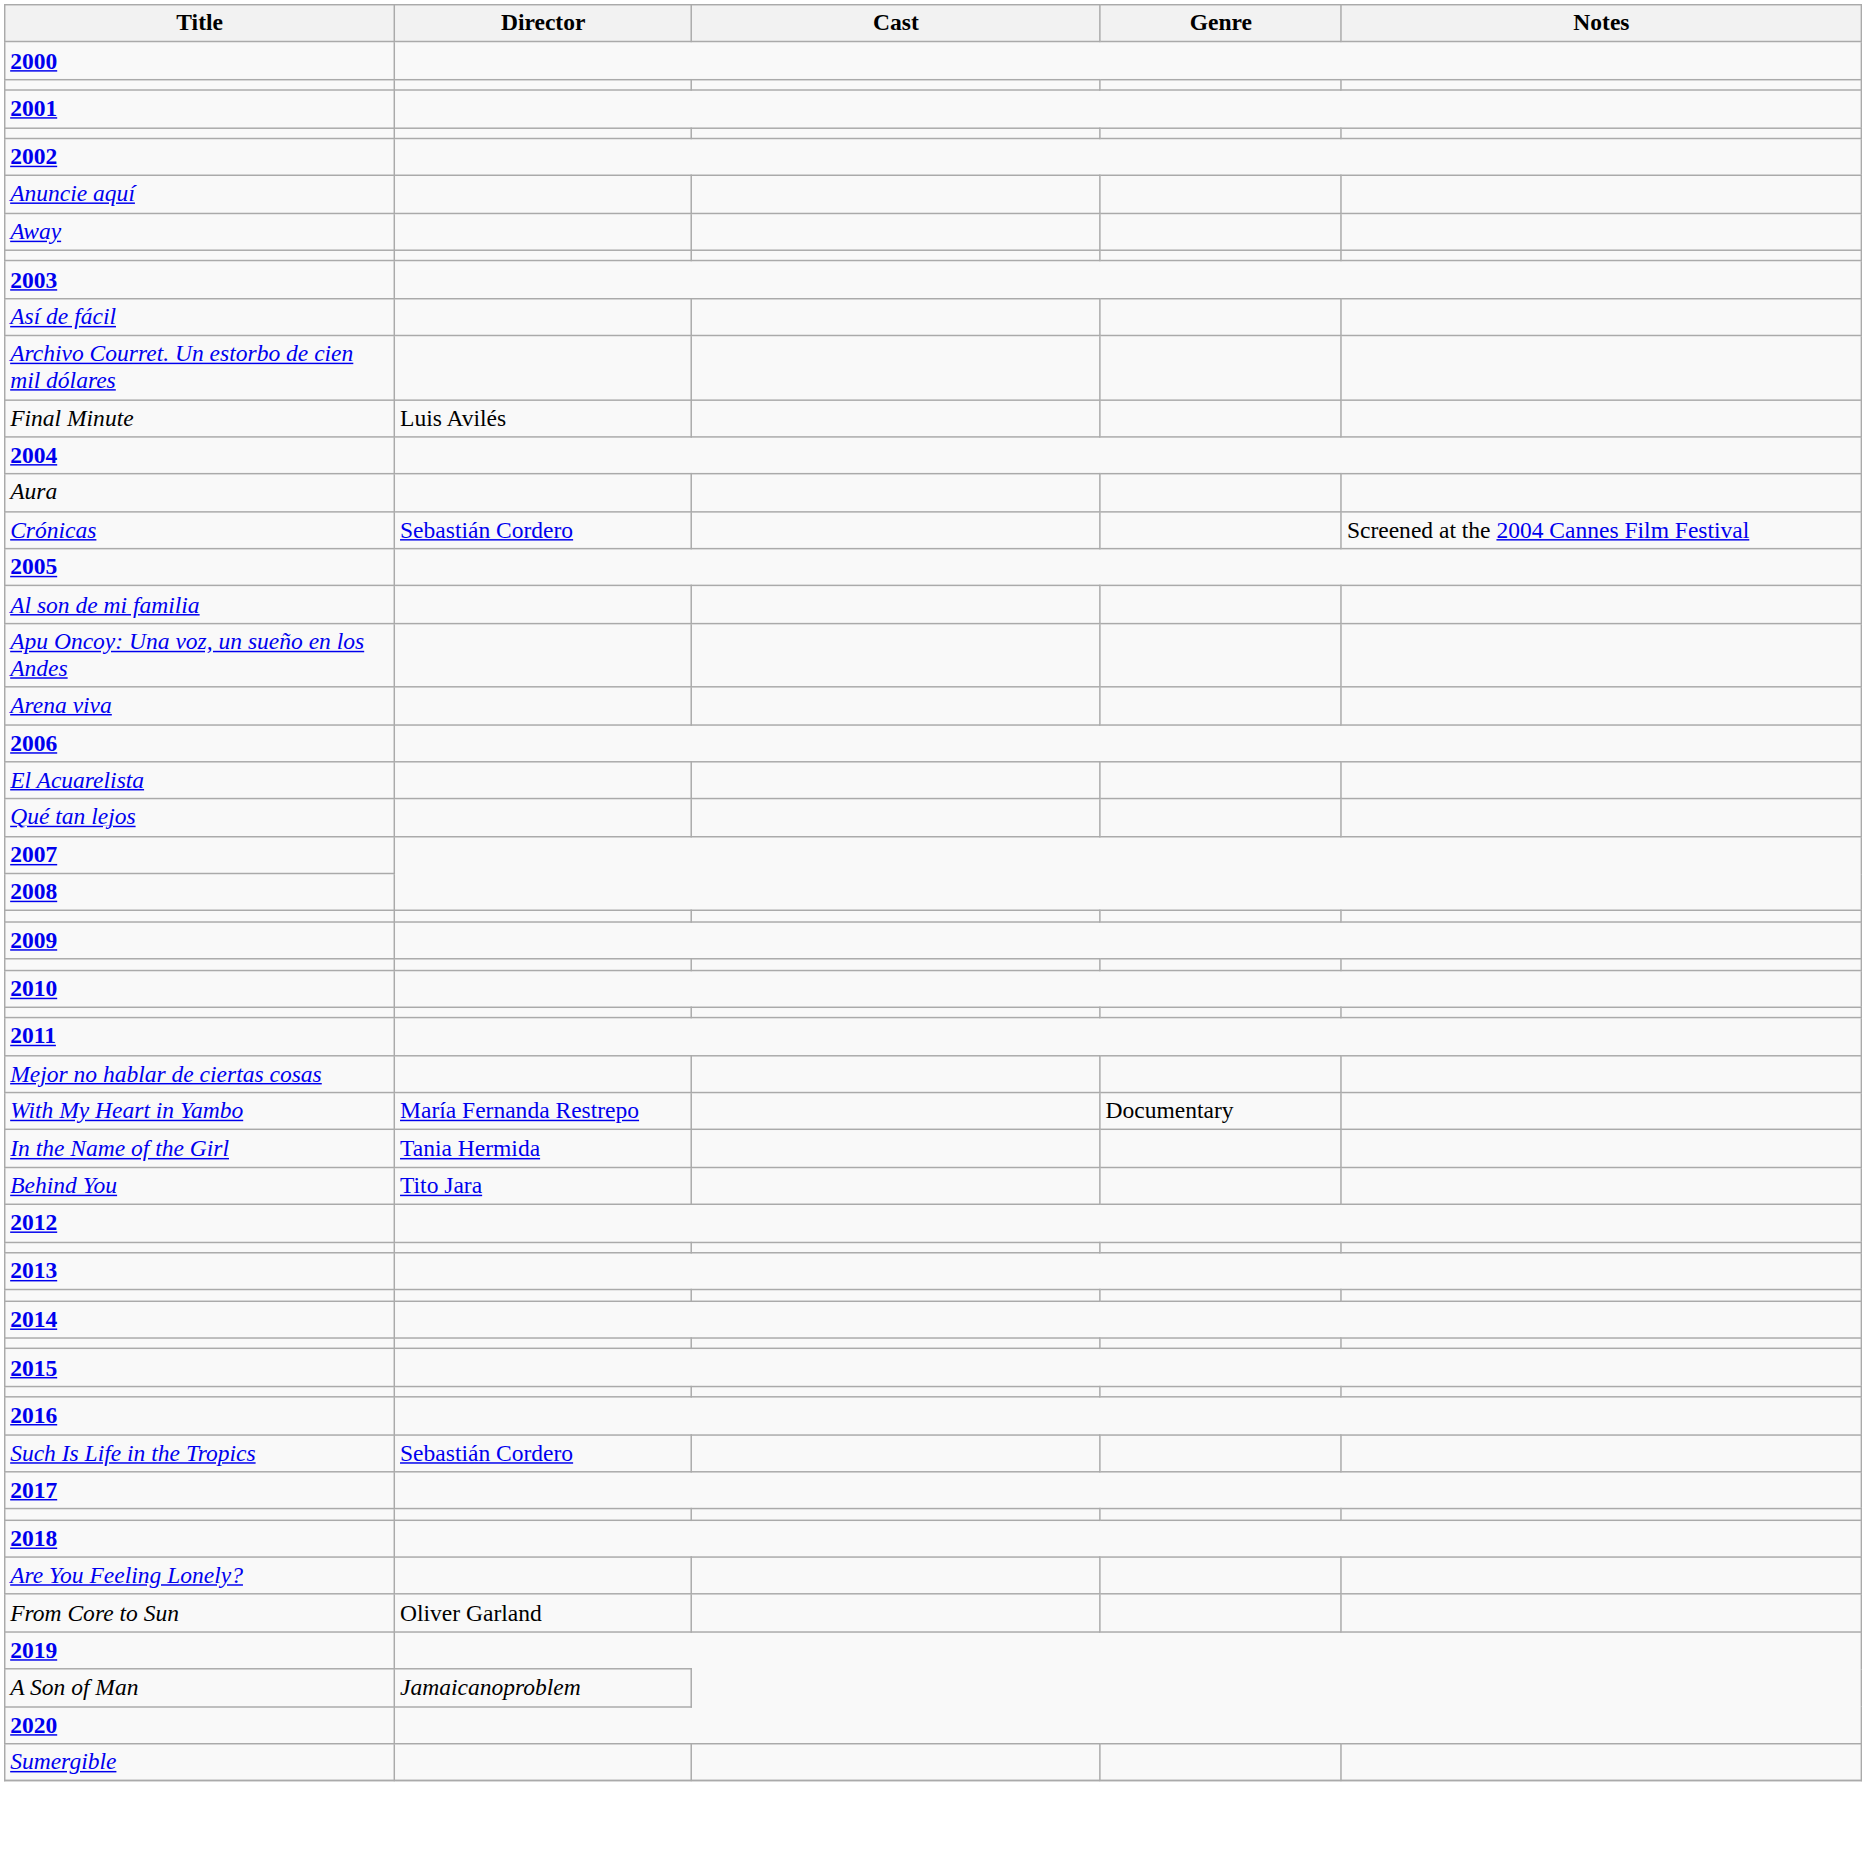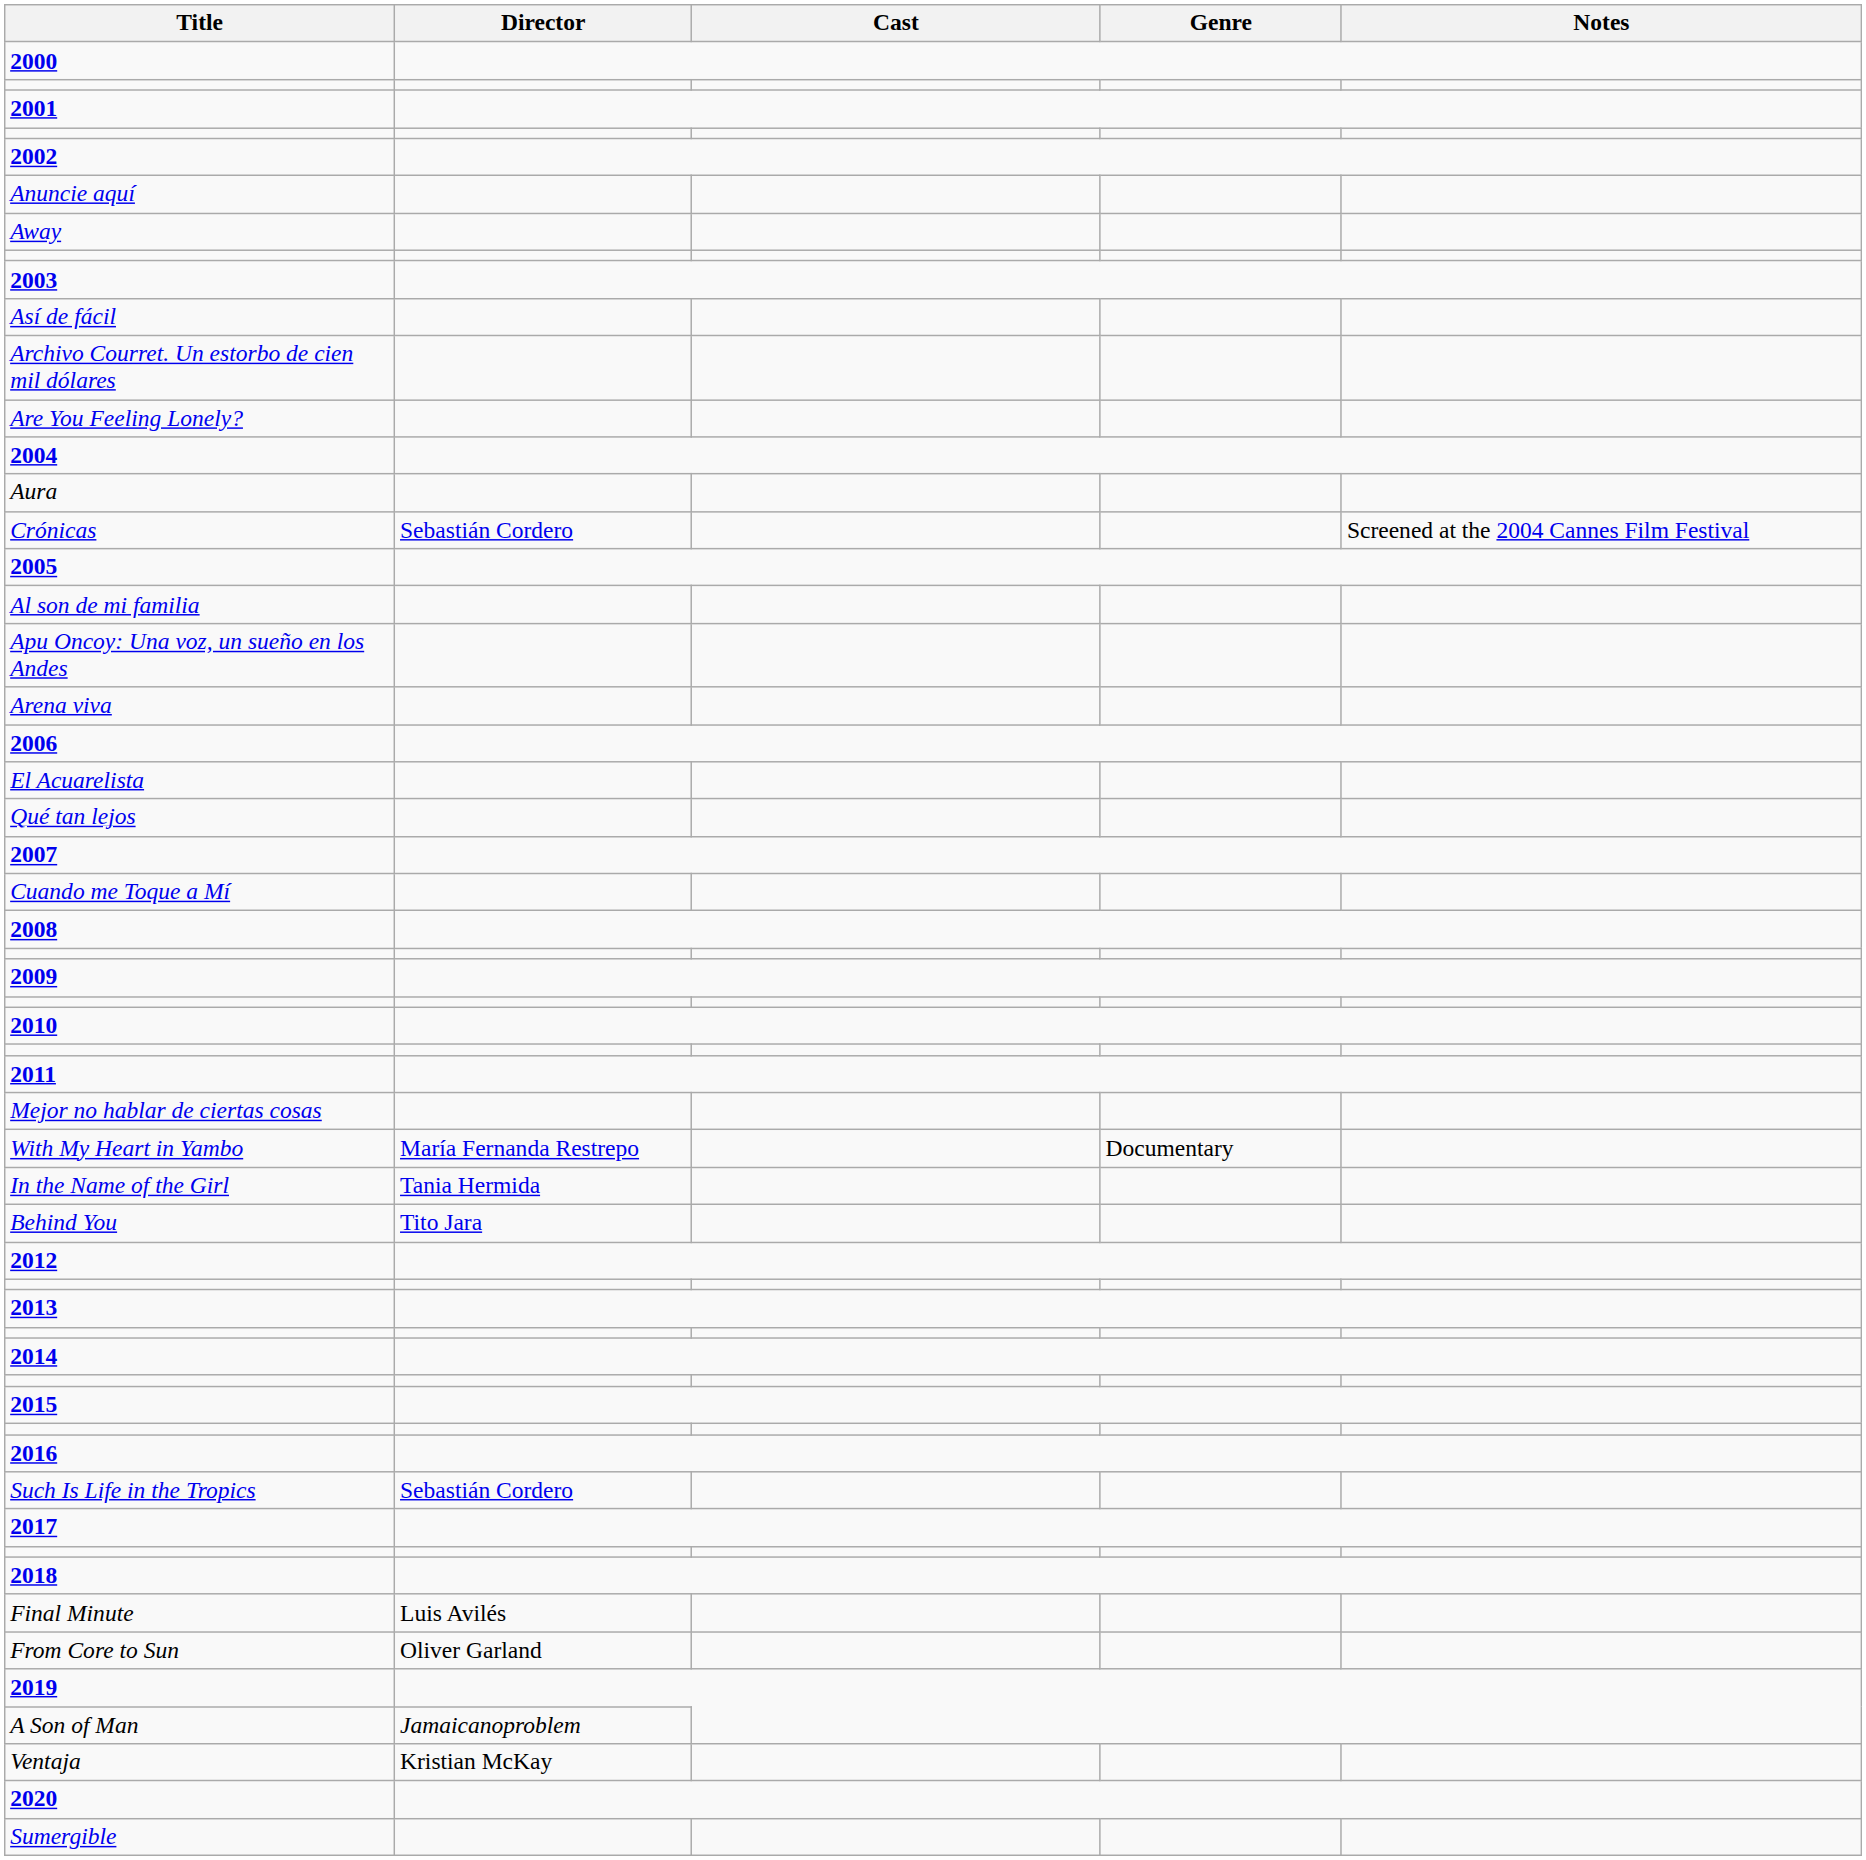rows swapped: (127, 1575) <-> (72, 417)
+ row: (120, 891)
+ row: (45, 1761)
